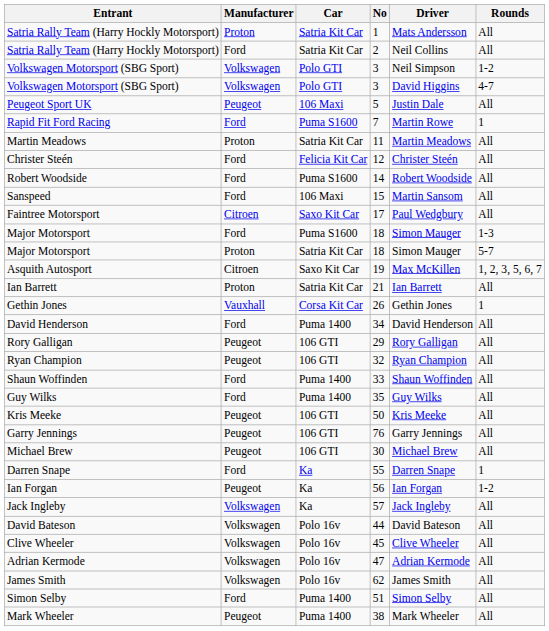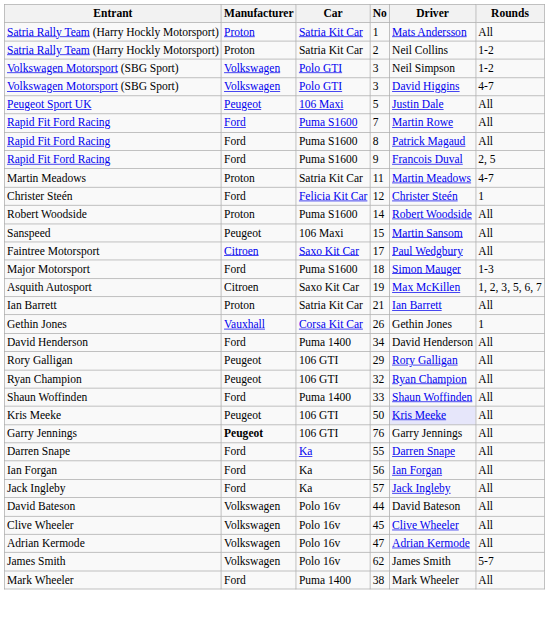(235, 50) Ford -> (239, 50) Proton
(486, 50) All -> (486, 50) 1-2
(481, 123) 1 -> (486, 123) All
+ row: (328, 141)
+ row: (328, 159)
(486, 141) All -> (486, 178) 4-7
(486, 159) All -> (481, 196) 1
(235, 178) Ford -> (239, 214) Proton
(235, 196) Ford -> (243, 232) Peugeot
- row: (331, 251)
- row: (325, 397)
(419, 415) no background -> (419, 415) lavender background
(243, 433) normal -> (244, 433) bold
- row: (319, 452)
(481, 470) 1 -> (486, 452) All
(243, 488) Peugeot -> (235, 470) Ford
(486, 488) 1-2 -> (486, 470) All
(252, 506) Volkswagen -> (235, 488) Ford
(486, 580) All -> (486, 561) 5-7
- row: (325, 598)
(243, 616) Peugeot -> (235, 580) Ford
